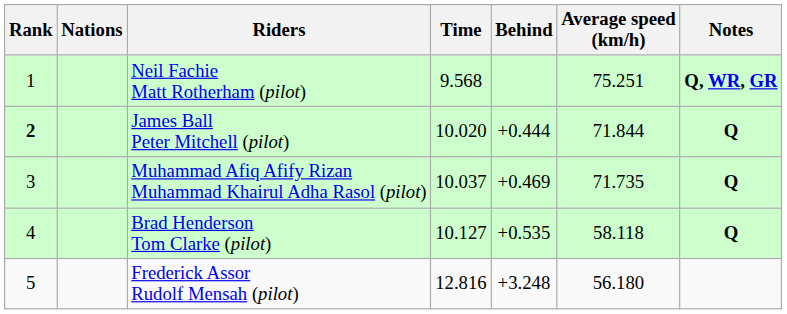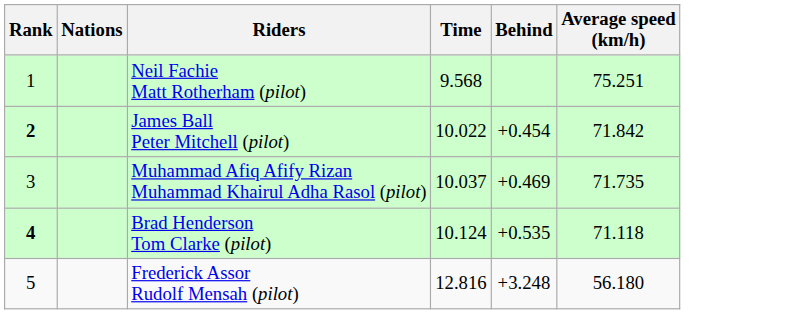- column: (731, 29)
(461, 131) 10.020 -> (461, 131) 10.022
(524, 131) +0.444 -> (524, 131) +0.454
(618, 131) 71.844 -> (618, 131) 71.842
(31, 232) normal -> (31, 232) bold
(461, 232) 10.127 -> (461, 232) 10.124
(618, 232) 58.118 -> (618, 232) 71.118
